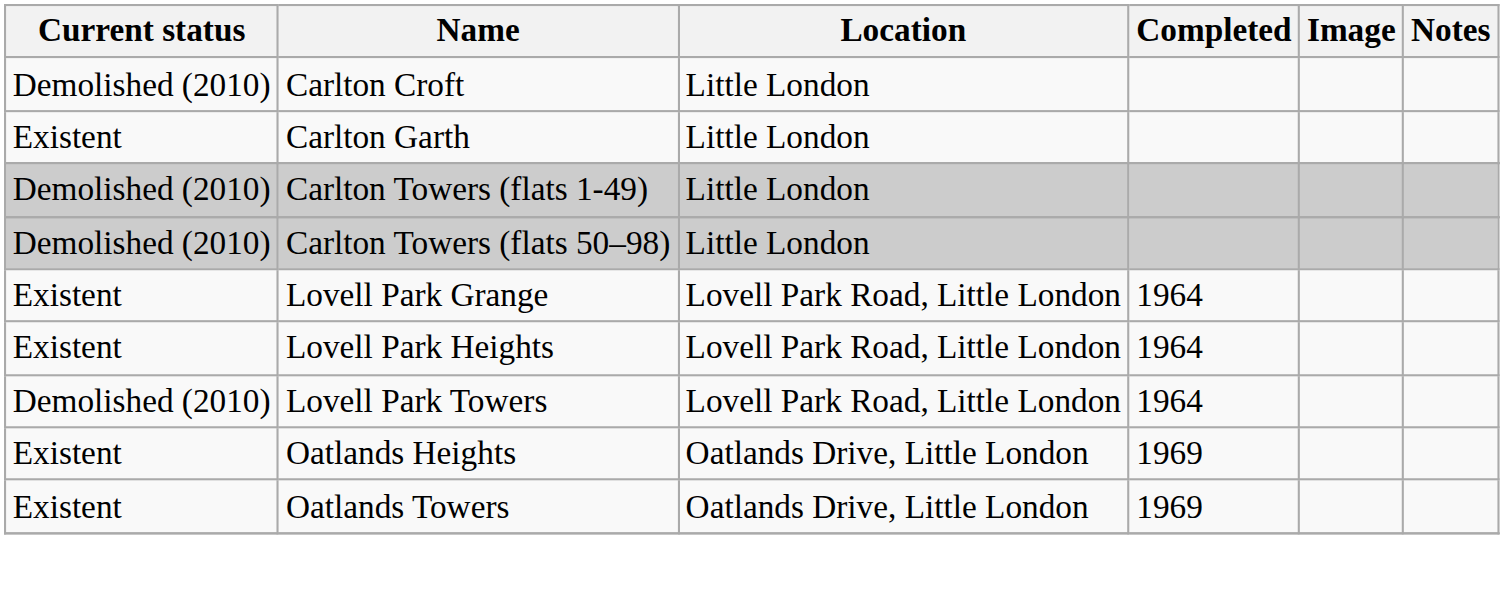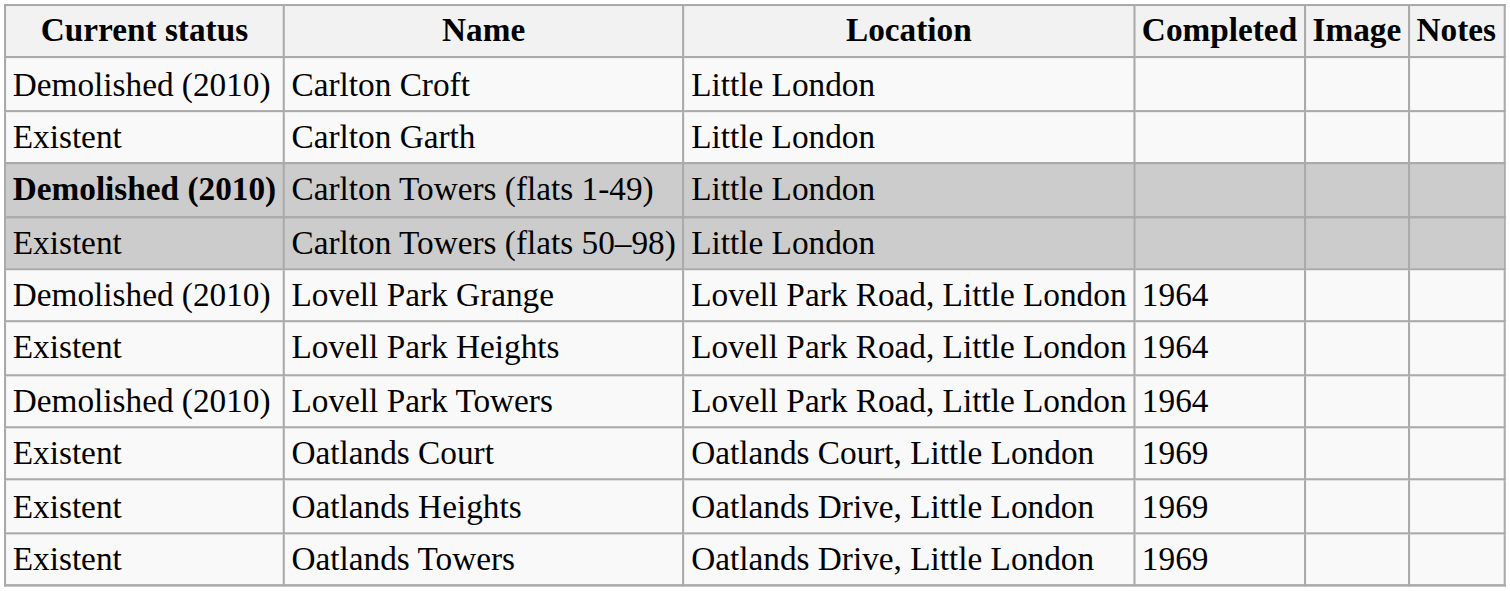(142, 189) normal -> (144, 189) bold
(142, 242) Demolished (2010) -> (67, 242) Existent
(67, 294) Existent -> (142, 294) Demolished (2010)
+ row: (393, 453)
